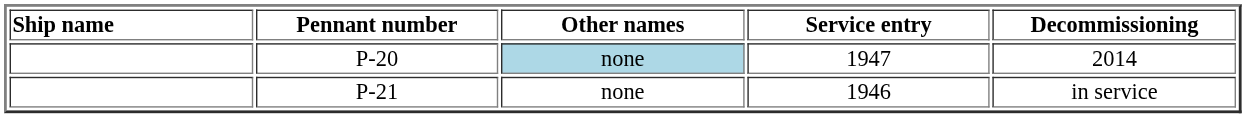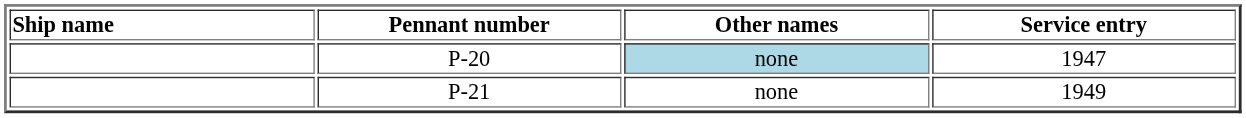- column: (1114, 24)
(869, 92) 1946 -> (1084, 92) 1949
